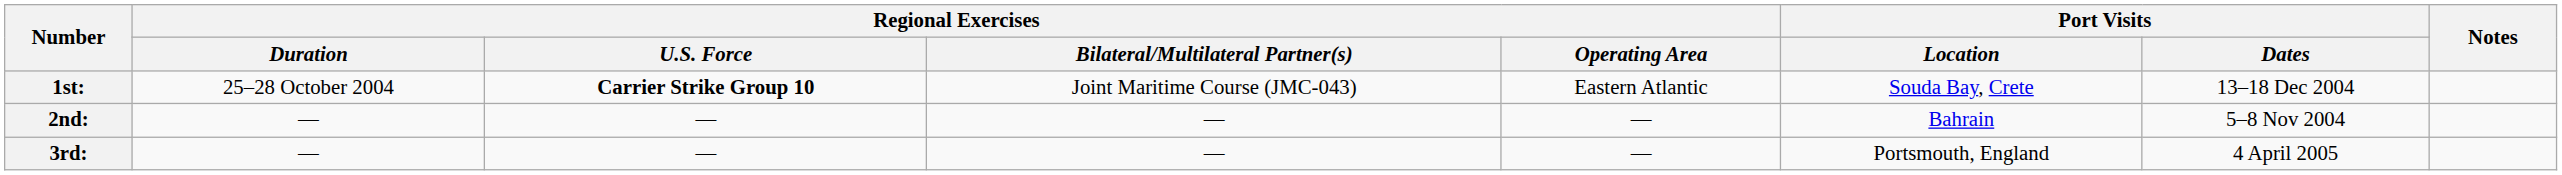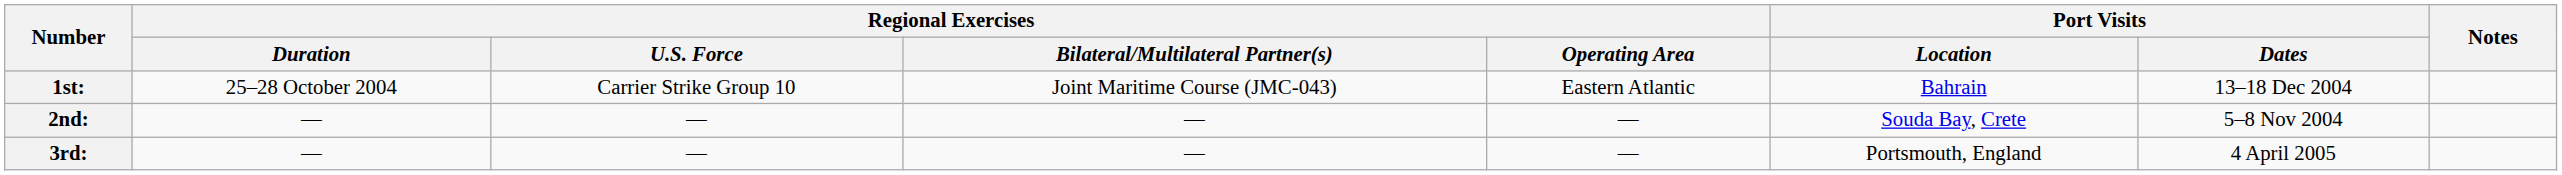(706, 86) bold -> (696, 86) normal
(1961, 86) Souda Bay, Crete -> (1954, 86) Bahrain
(1961, 119) Bahrain -> (1954, 119) Souda Bay, Crete
